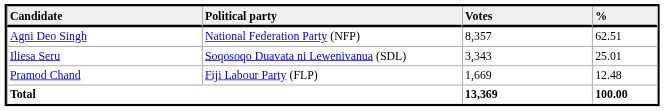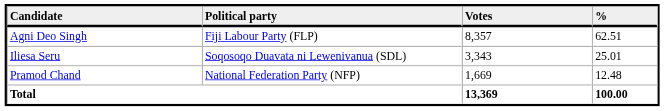(282, 36) National Federation Party (NFP) -> (261, 36) Fiji Labour Party (FLP)
(261, 75) Fiji Labour Party (FLP) -> (282, 75) National Federation Party (NFP)
